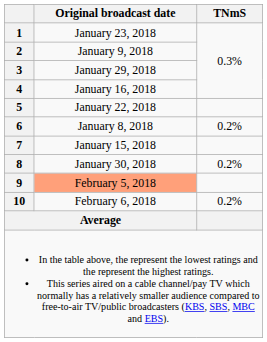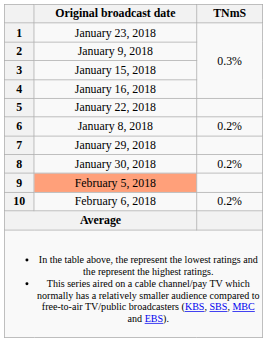(115, 70) January 29, 2018 -> (115, 70) January 15, 2018
(115, 145) January 15, 2018 -> (115, 145) January 29, 2018
